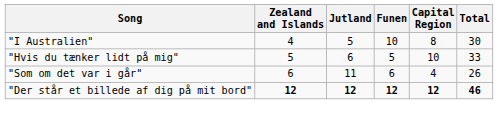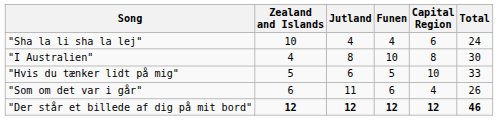+ row: (75, 41)
(350, 41) 5 -> (350, 57) 8
